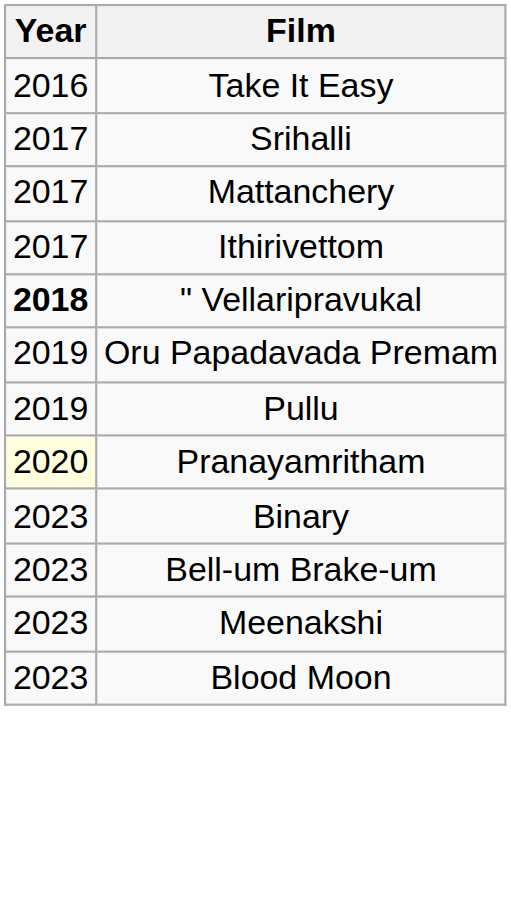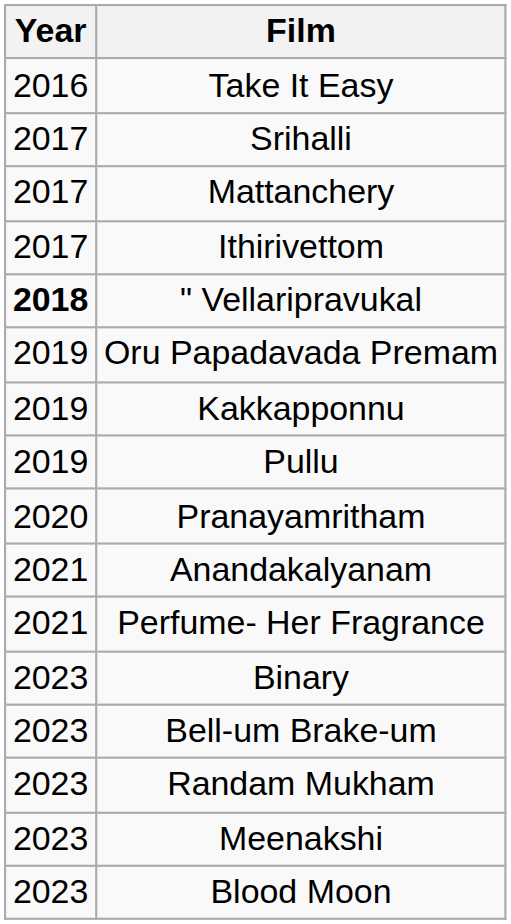+ row: (301, 407)
(51, 461) lightyellow background -> (51, 515) no background
+ row: (301, 569)
+ row: (301, 623)
+ row: (301, 784)
